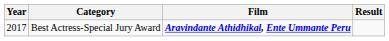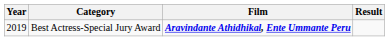(17, 28) 2017 -> (17, 28) 2019
